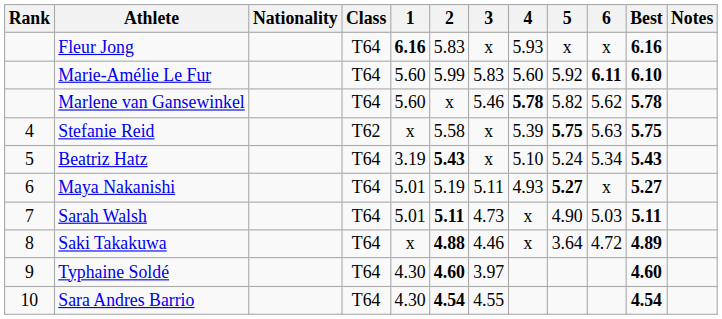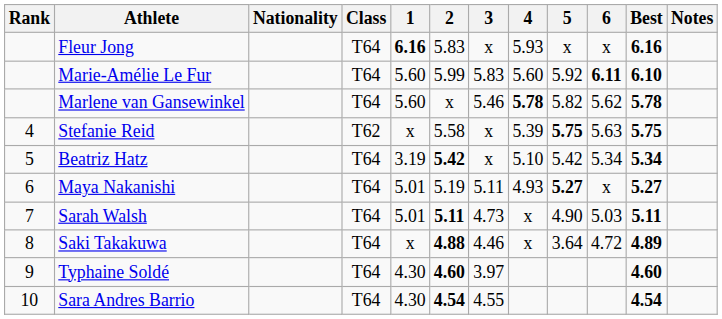(449, 159) 5.43 -> (449, 159) 5.42
(567, 159) 5.24 -> (567, 159) 5.42
(646, 159) 5.43 -> (646, 159) 5.34
